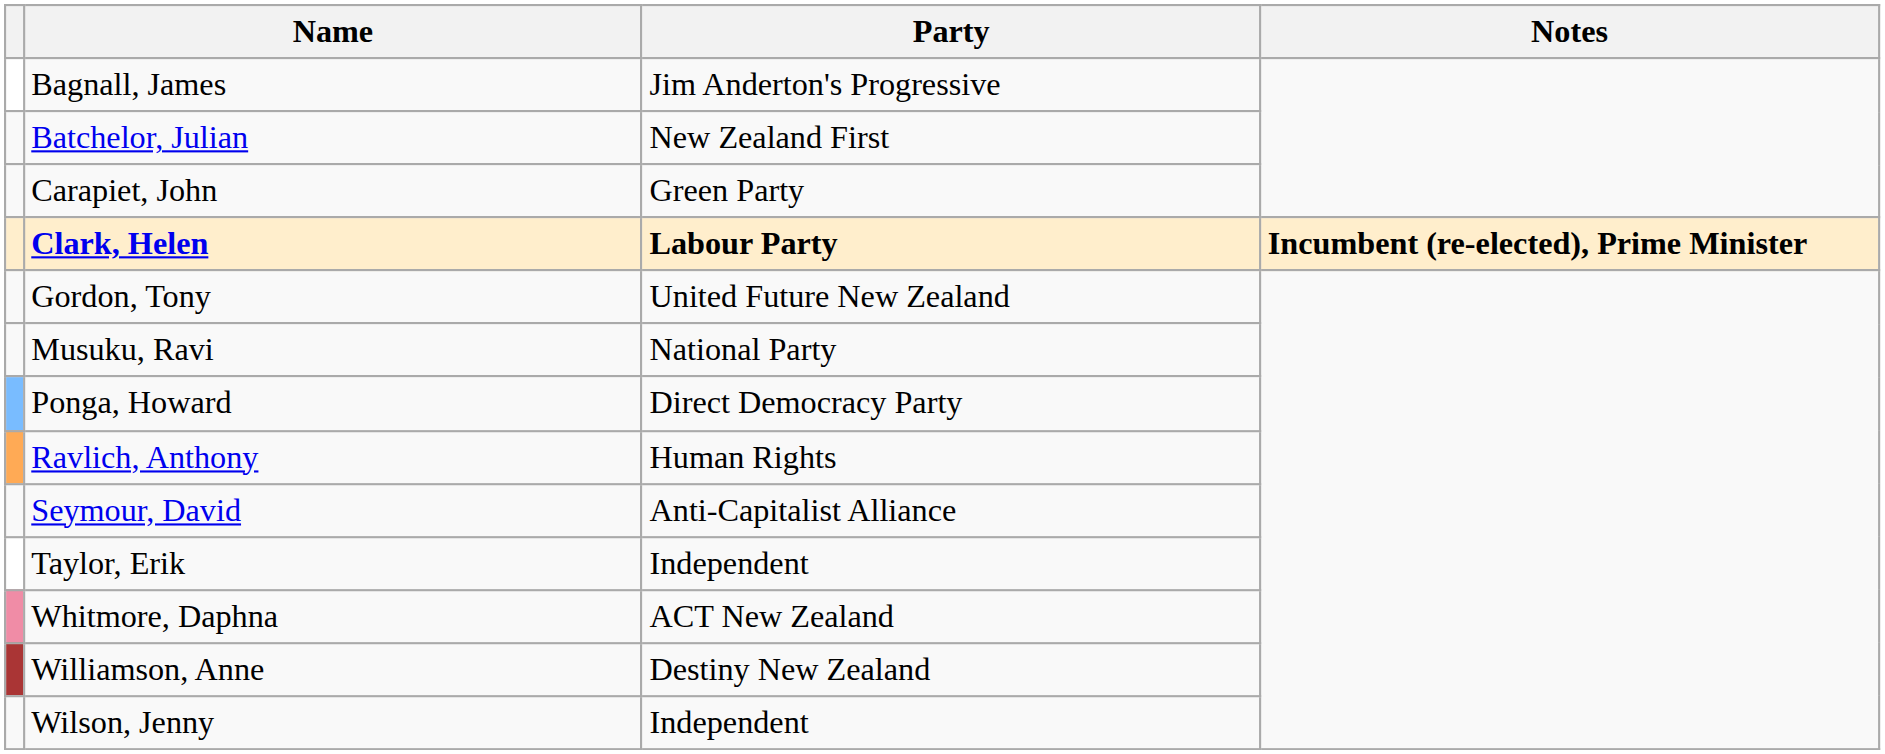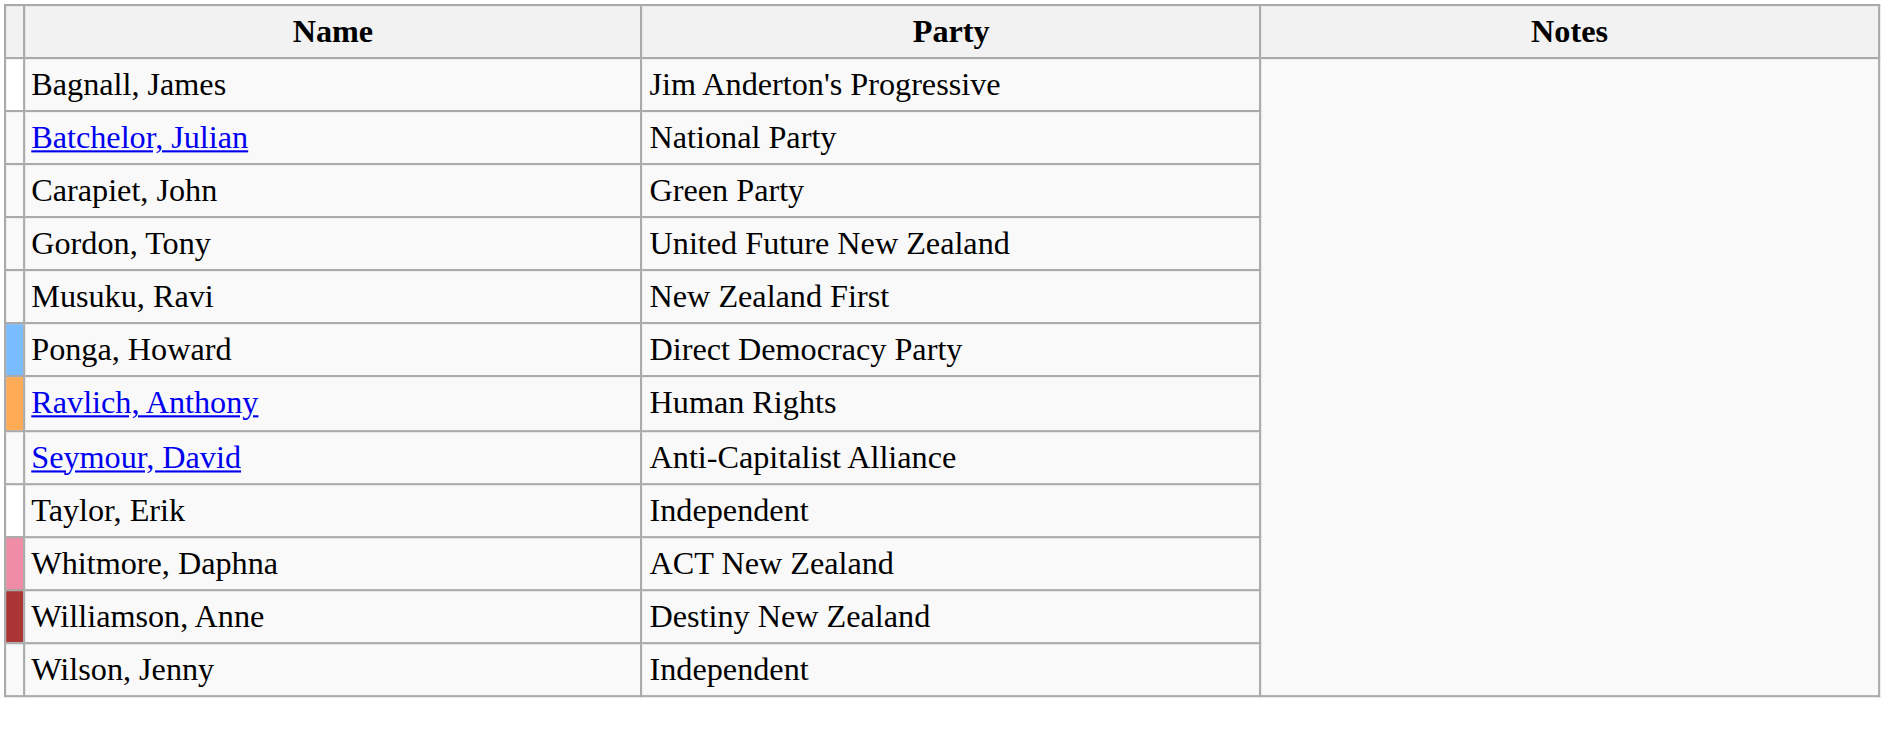(769, 137) New Zealand First -> (743, 137) National Party
- row: (120, 243)
(743, 350) National Party -> (769, 296) New Zealand First
